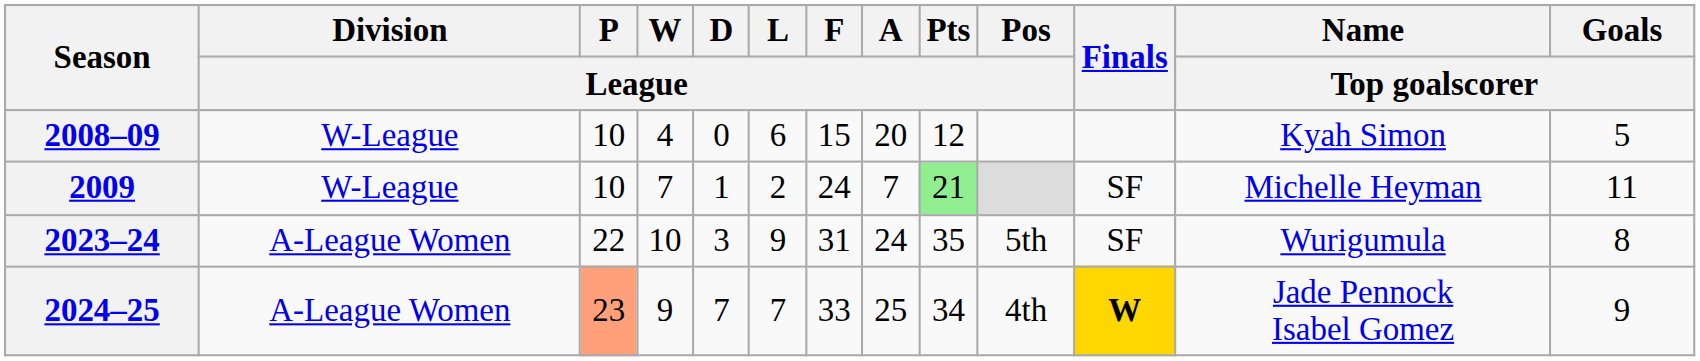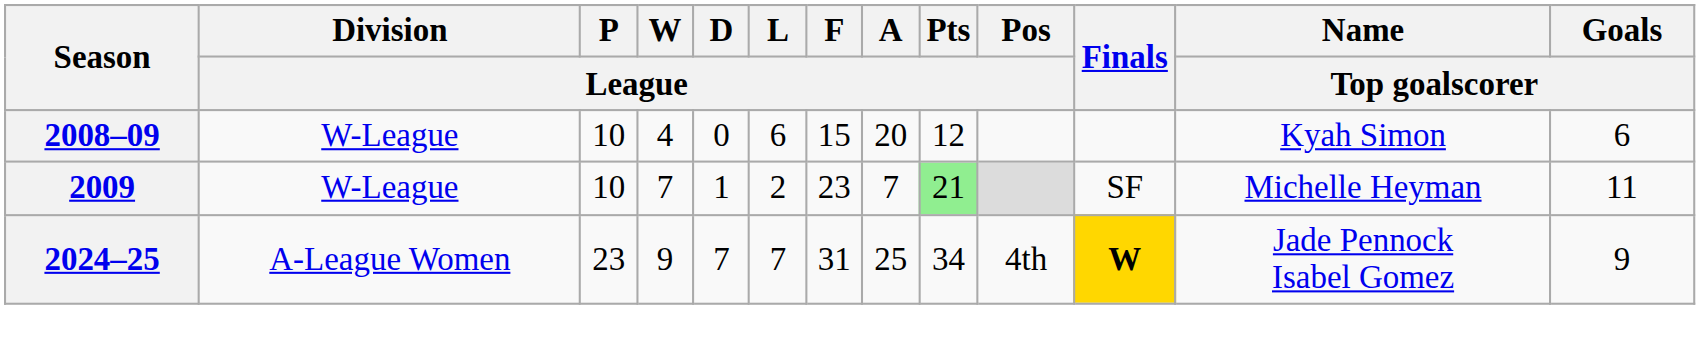(1622, 135) 5 -> (1622, 135) 6
(834, 187) 24 -> (834, 187) 23
- row: (102, 239)
(609, 310) lightsalmon background -> (609, 258) no background
(834, 310) 33 -> (834, 258) 31
